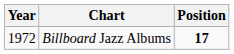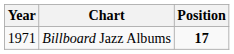(22, 37) 1972 -> (22, 37) 1971
